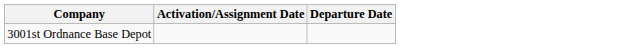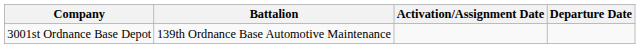+ column: (274, 14)
